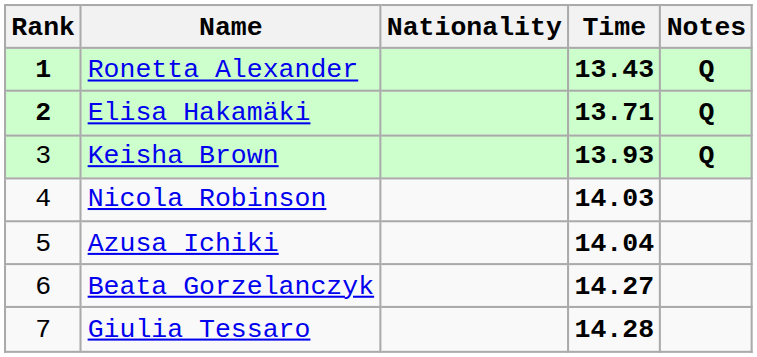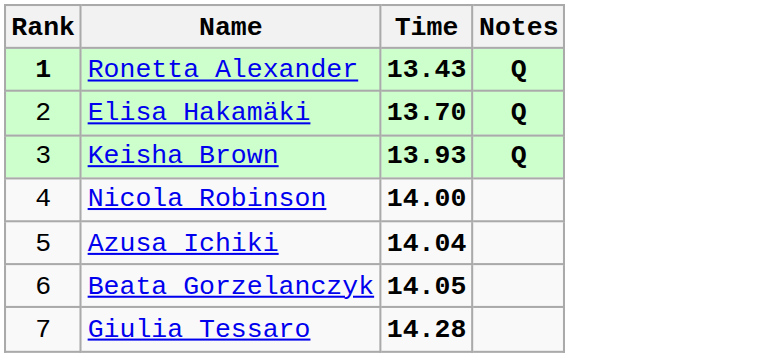- column: (474, 27)
(43, 113) bold -> (43, 113) normal
(614, 113) 13.71 -> (427, 113) 13.70
(614, 200) 14.03 -> (427, 200) 14.00
(614, 286) 14.27 -> (427, 286) 14.05
